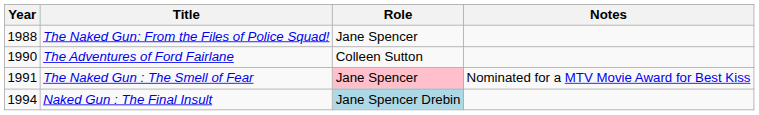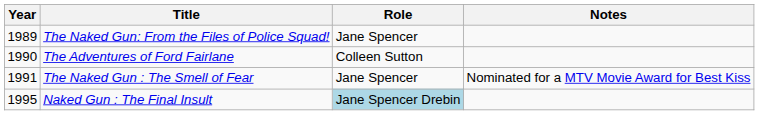(22, 36) 1988 -> (22, 36) 1989
(377, 78) pink background -> (377, 78) no background
(22, 99) 1994 -> (22, 99) 1995
